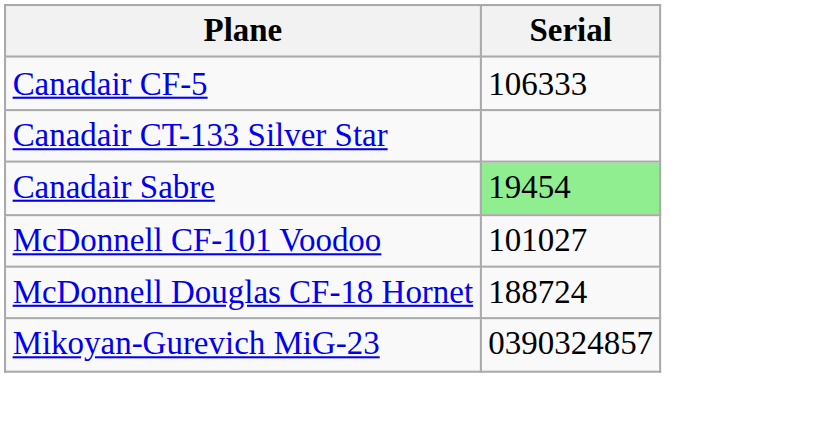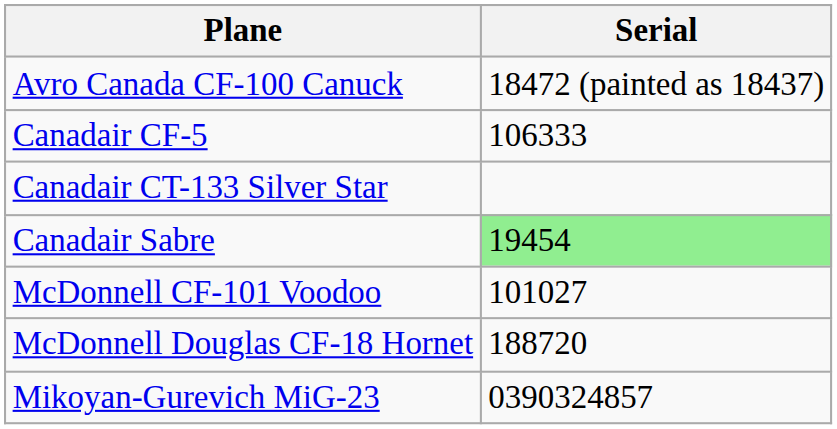+ row: (208, 82)
(538, 291) 188724 -> (538, 344) 188720
